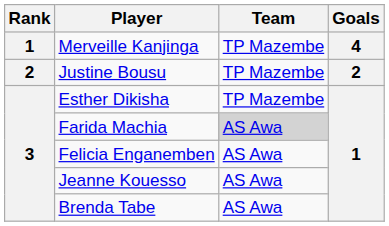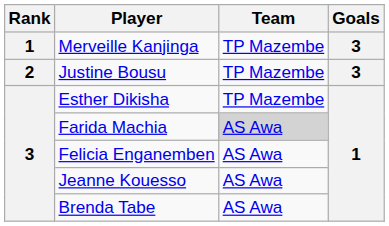(356, 46) 4 -> (356, 46) 3
(356, 73) 2 -> (356, 73) 3
